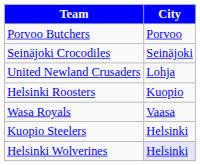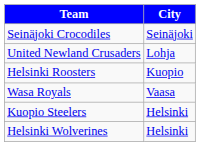- row: (48, 33)
(167, 151) lavender background -> (167, 131) no background
